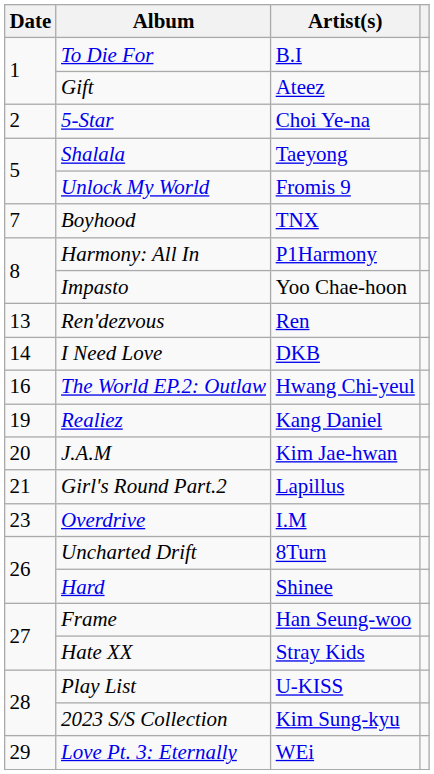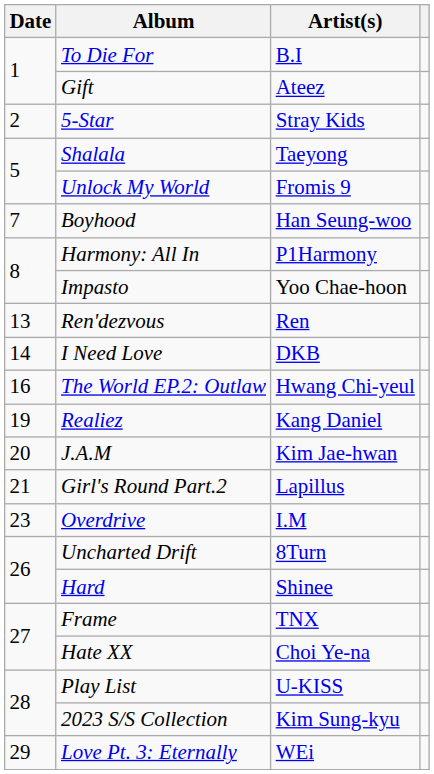(323, 120) Choi Ye-na -> (320, 120) Stray Kids
(297, 220) TNX -> (344, 220) Han Seung-woo
(344, 619) Han Seung-woo -> (297, 619) TNX
(320, 652) Stray Kids -> (323, 652) Choi Ye-na
